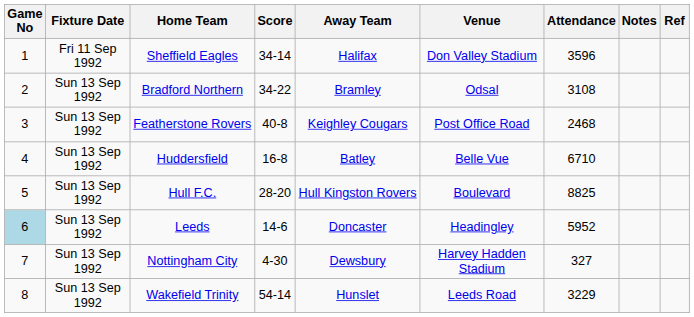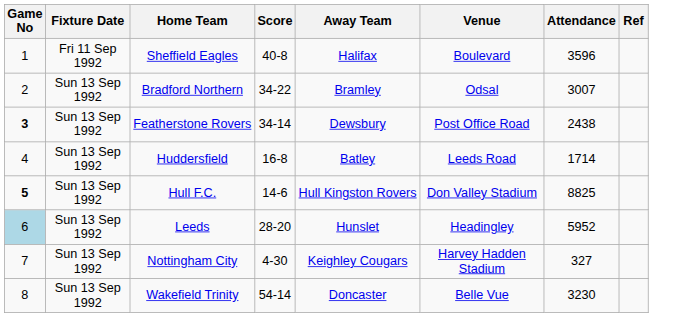- column: (639, 21)
(275, 55) 34-14 -> (275, 55) 40-8
(482, 55) Don Valley Stadium -> (482, 55) Boulevard
(581, 90) 3108 -> (581, 90) 3007
(25, 124) normal -> (25, 124) bold
(275, 124) 40-8 -> (275, 124) 34-14
(358, 124) Keighley Cougars -> (358, 124) Dewsbury
(581, 124) 2468 -> (581, 124) 2438
(482, 158) Belle Vue -> (482, 158) Leeds Road
(581, 158) 6710 -> (581, 158) 1714
(25, 192) normal -> (25, 192) bold
(275, 192) 28-20 -> (275, 192) 14-6
(482, 192) Boulevard -> (482, 192) Don Valley Stadium
(275, 227) 14-6 -> (275, 227) 28-20
(358, 227) Doncaster -> (358, 227) Hunslet
(358, 261) Dewsbury -> (358, 261) Keighley Cougars
(358, 295) Hunslet -> (358, 295) Doncaster
(482, 295) Leeds Road -> (482, 295) Belle Vue
(581, 295) 3229 -> (581, 295) 3230
